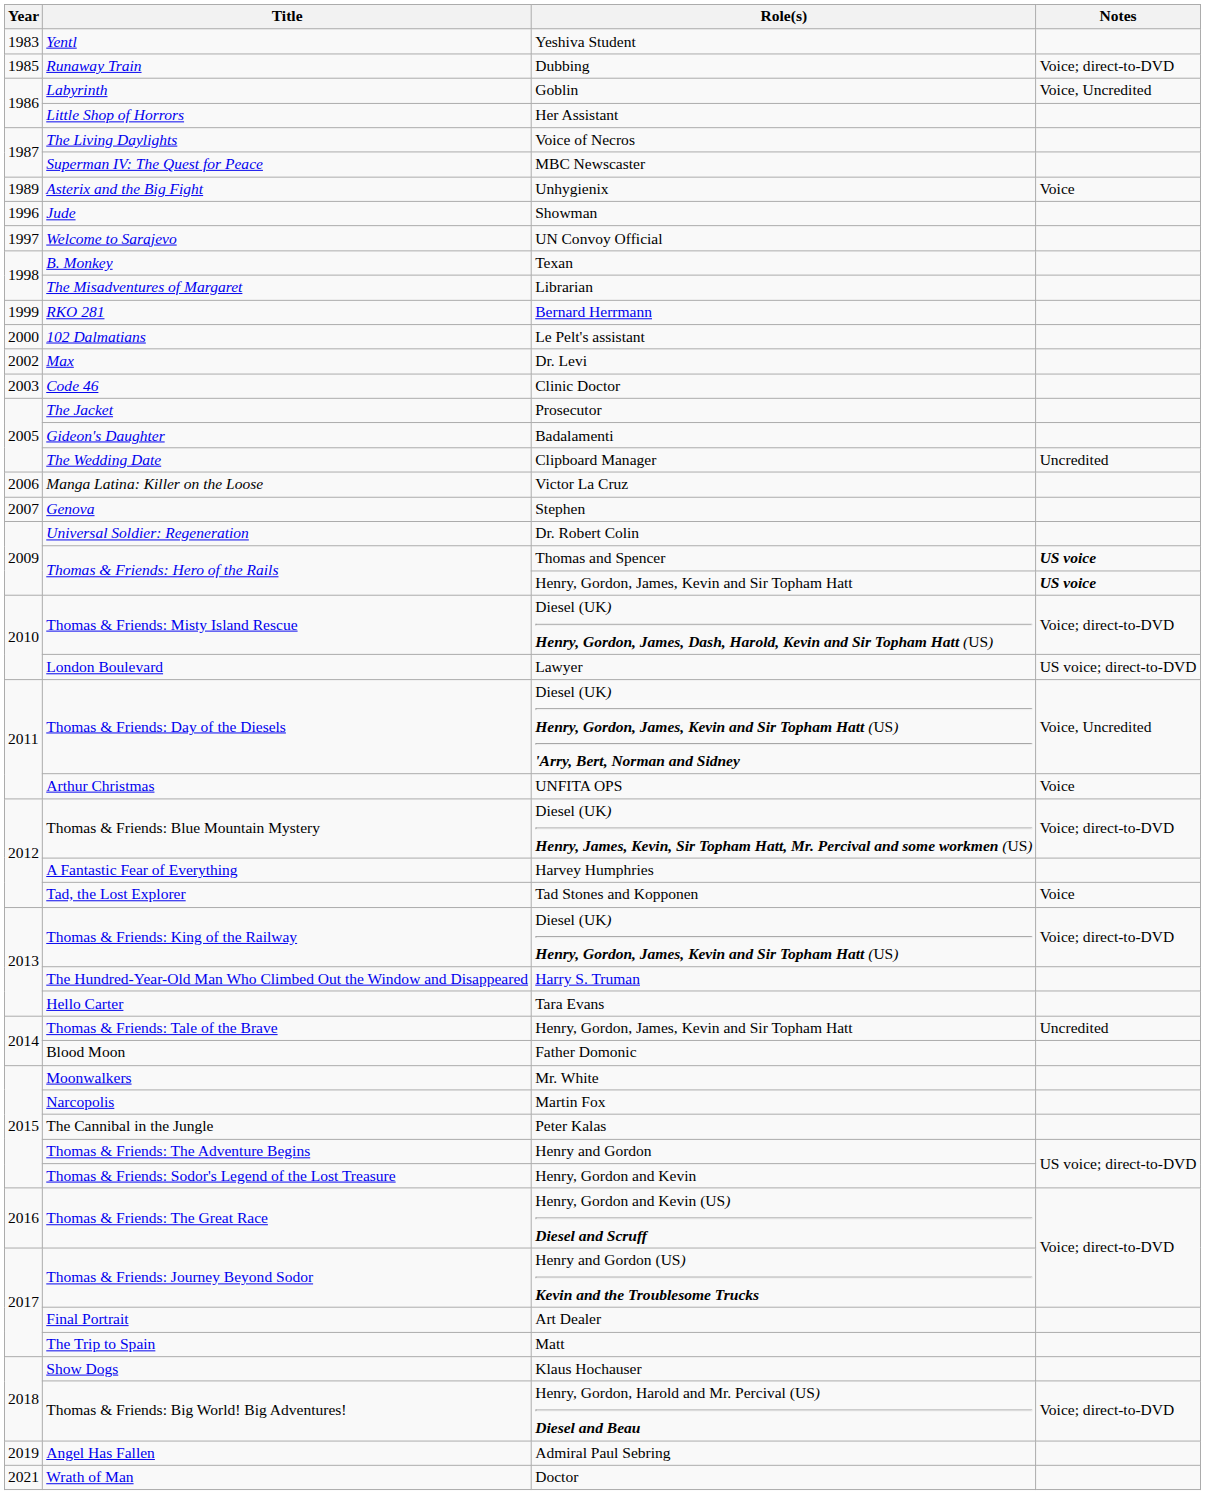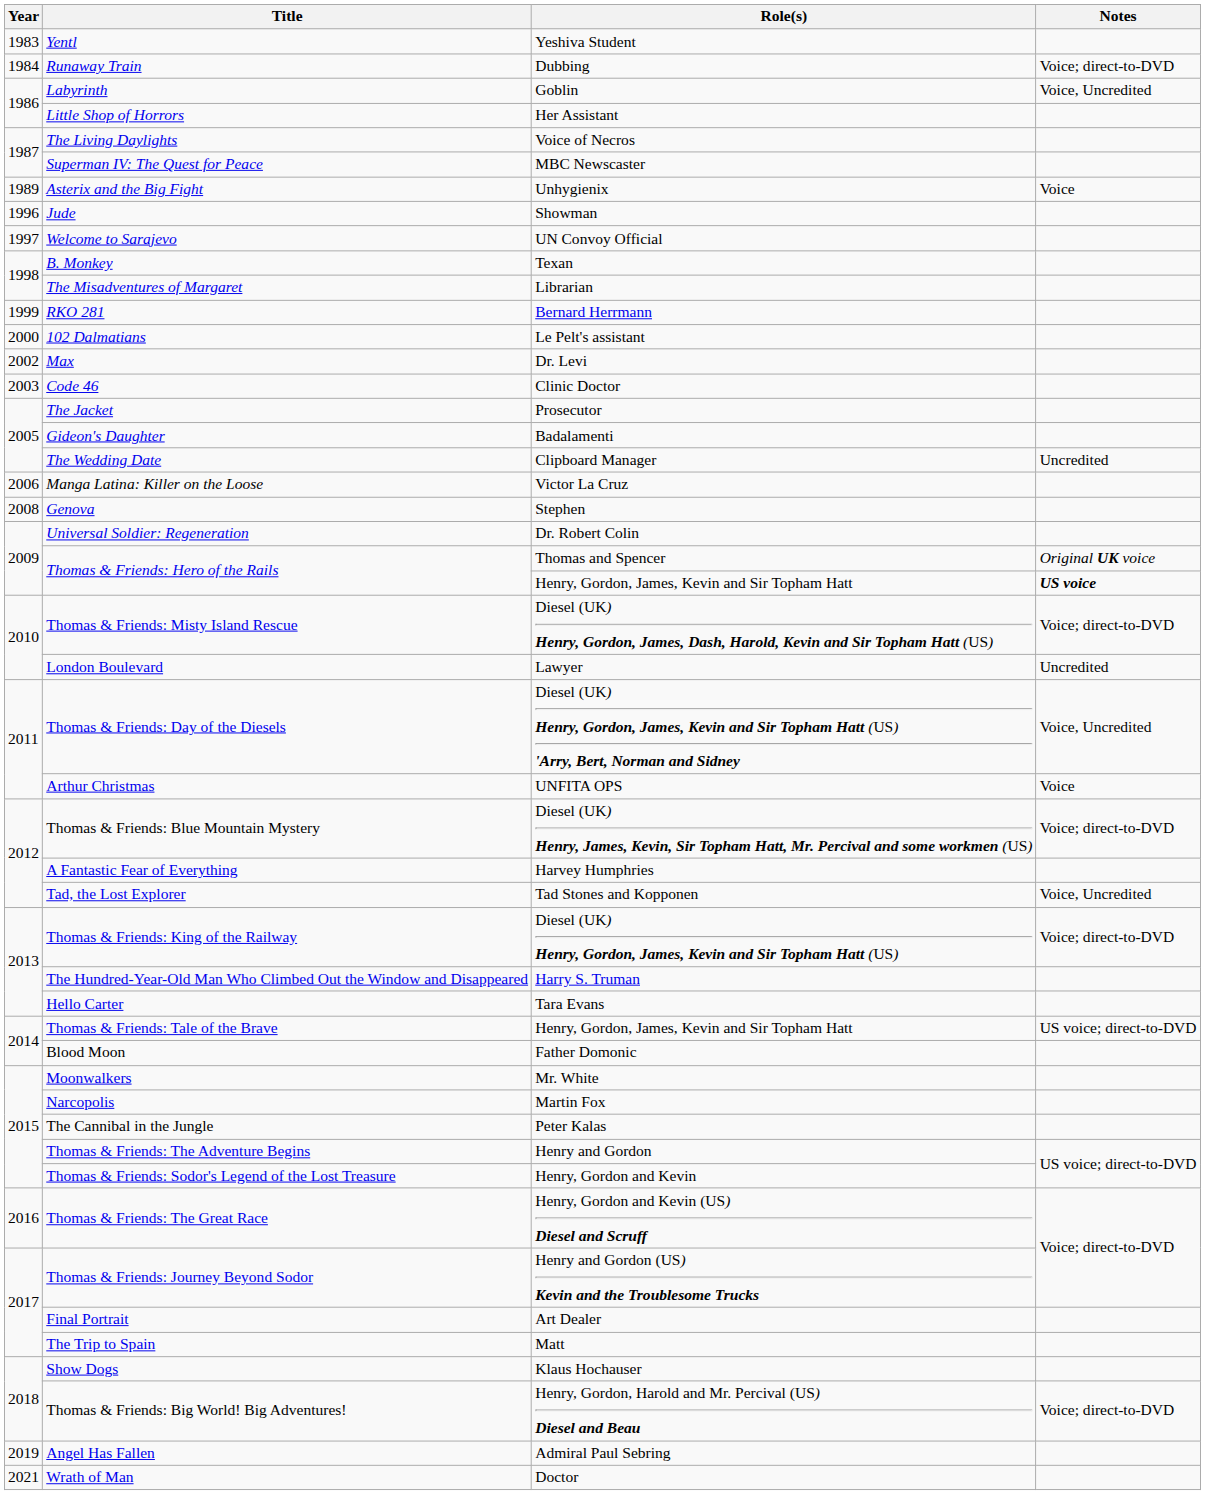(24, 66) 1985 -> (24, 66) 1984
(24, 509) 2007 -> (24, 509) 2008
(1068, 558) US voice -> (1097, 558) Original UK voice
(1118, 667) US voice; direct-to-DVD -> (1074, 667) Uncredited
(1057, 894) Voice -> (1096, 894) Voice, Uncredited
(1074, 1028) Uncredited -> (1118, 1028) US voice; direct-to-DVD
